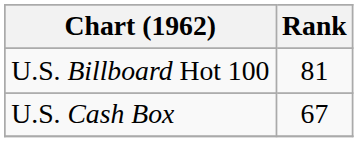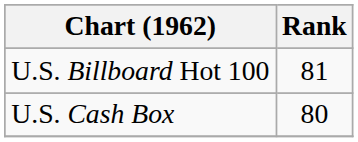(314, 114) 67 -> (314, 114) 80
